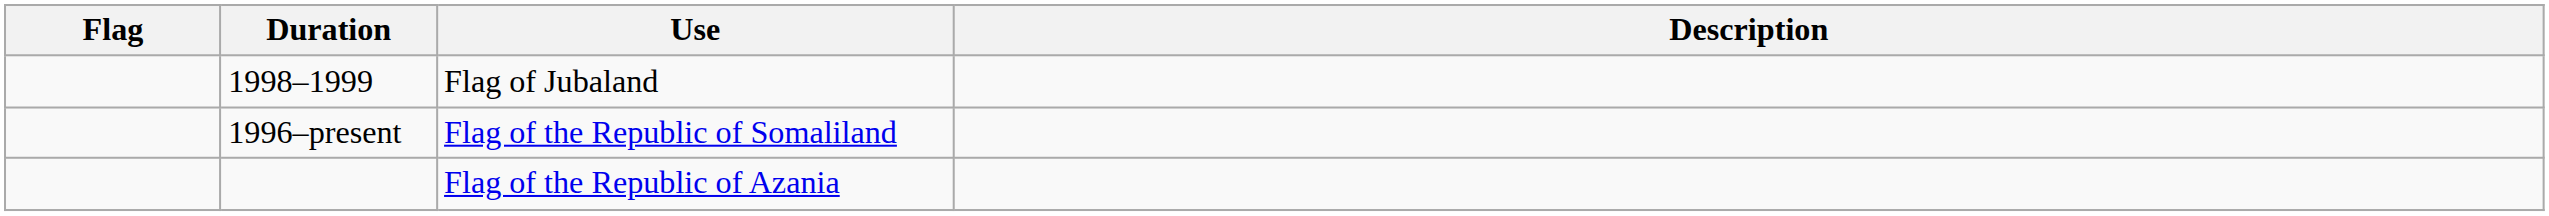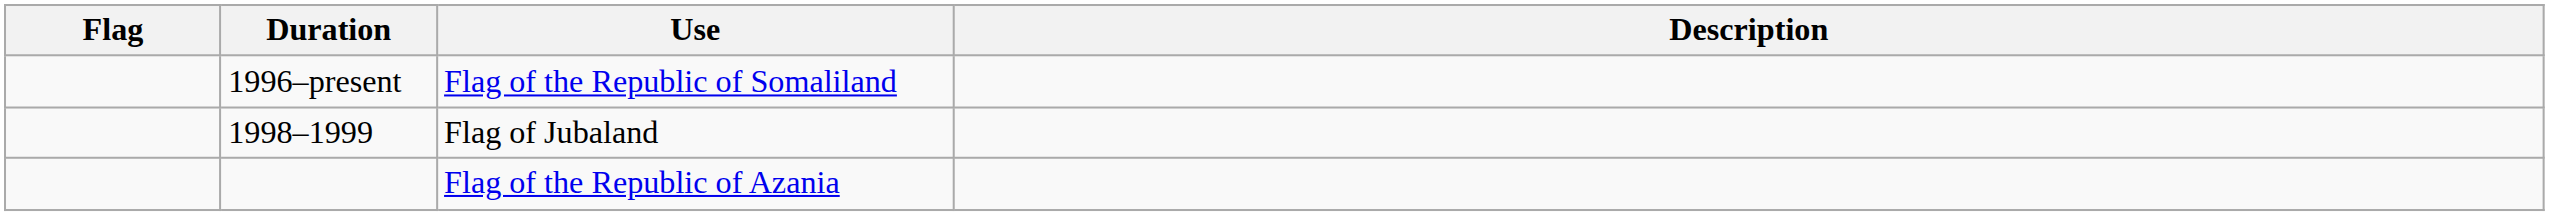rows swapped: (551, 81) <-> (670, 132)
